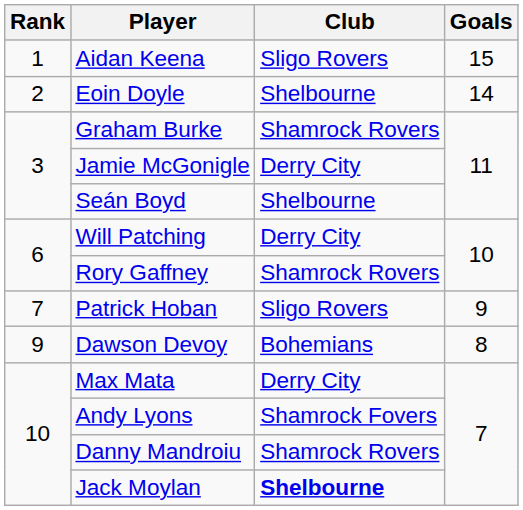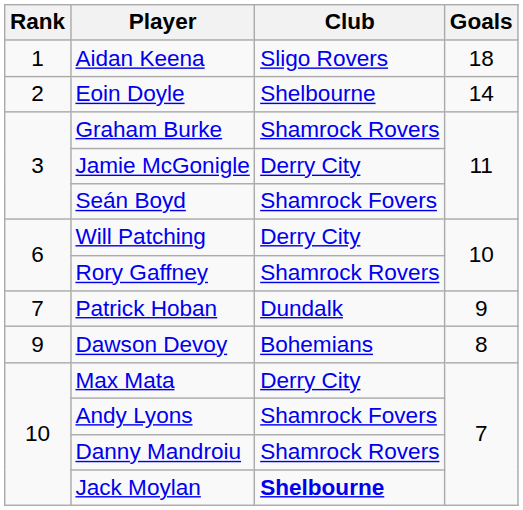(481, 58) 15 -> (481, 58) 18
(318, 201) Shelbourne -> (349, 201) Shamrock Fovers
(324, 308) Sligo Rovers -> (302, 308) Dundalk
